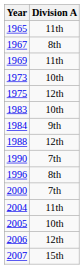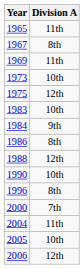+ row: (17, 142)
(54, 158) 7th -> (54, 175) 10th
- row: (17, 256)
